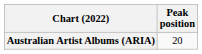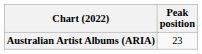(177, 40) 20 -> (177, 40) 23
